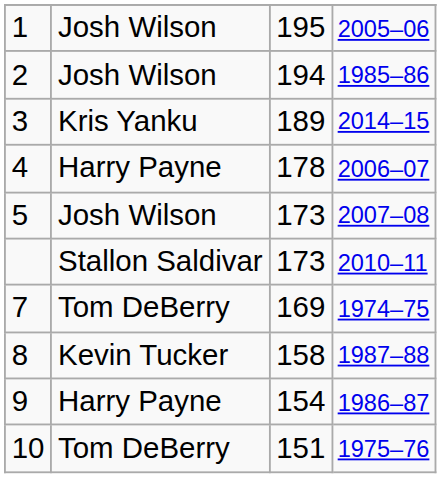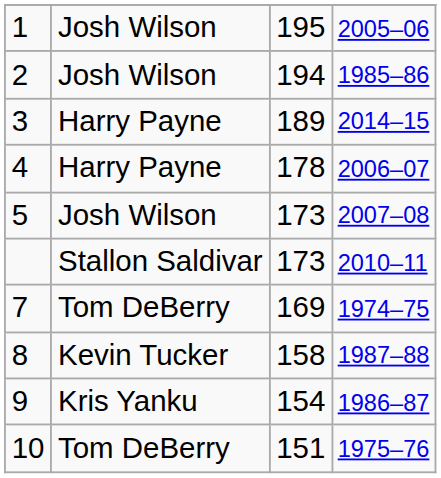(128, 121) Kris Yanku -> (140, 121) Harry Payne
(140, 401) Harry Payne -> (128, 401) Kris Yanku
